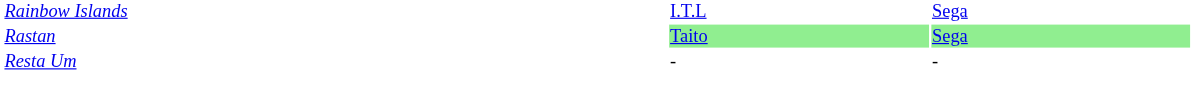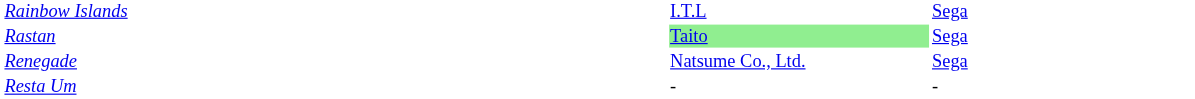(950, 36) lightgreen background -> (950, 36) no background
+ row: (41, 61)
